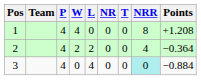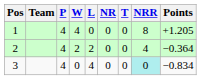(178, 30) +1.208 -> (178, 30) +1.205
(178, 65) −0.884 -> (178, 65) −0.834
